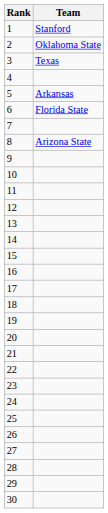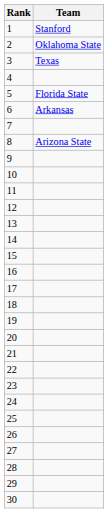(54, 93) Arkansas -> (62, 93) Florida State
(62, 110) Florida State -> (54, 110) Arkansas
